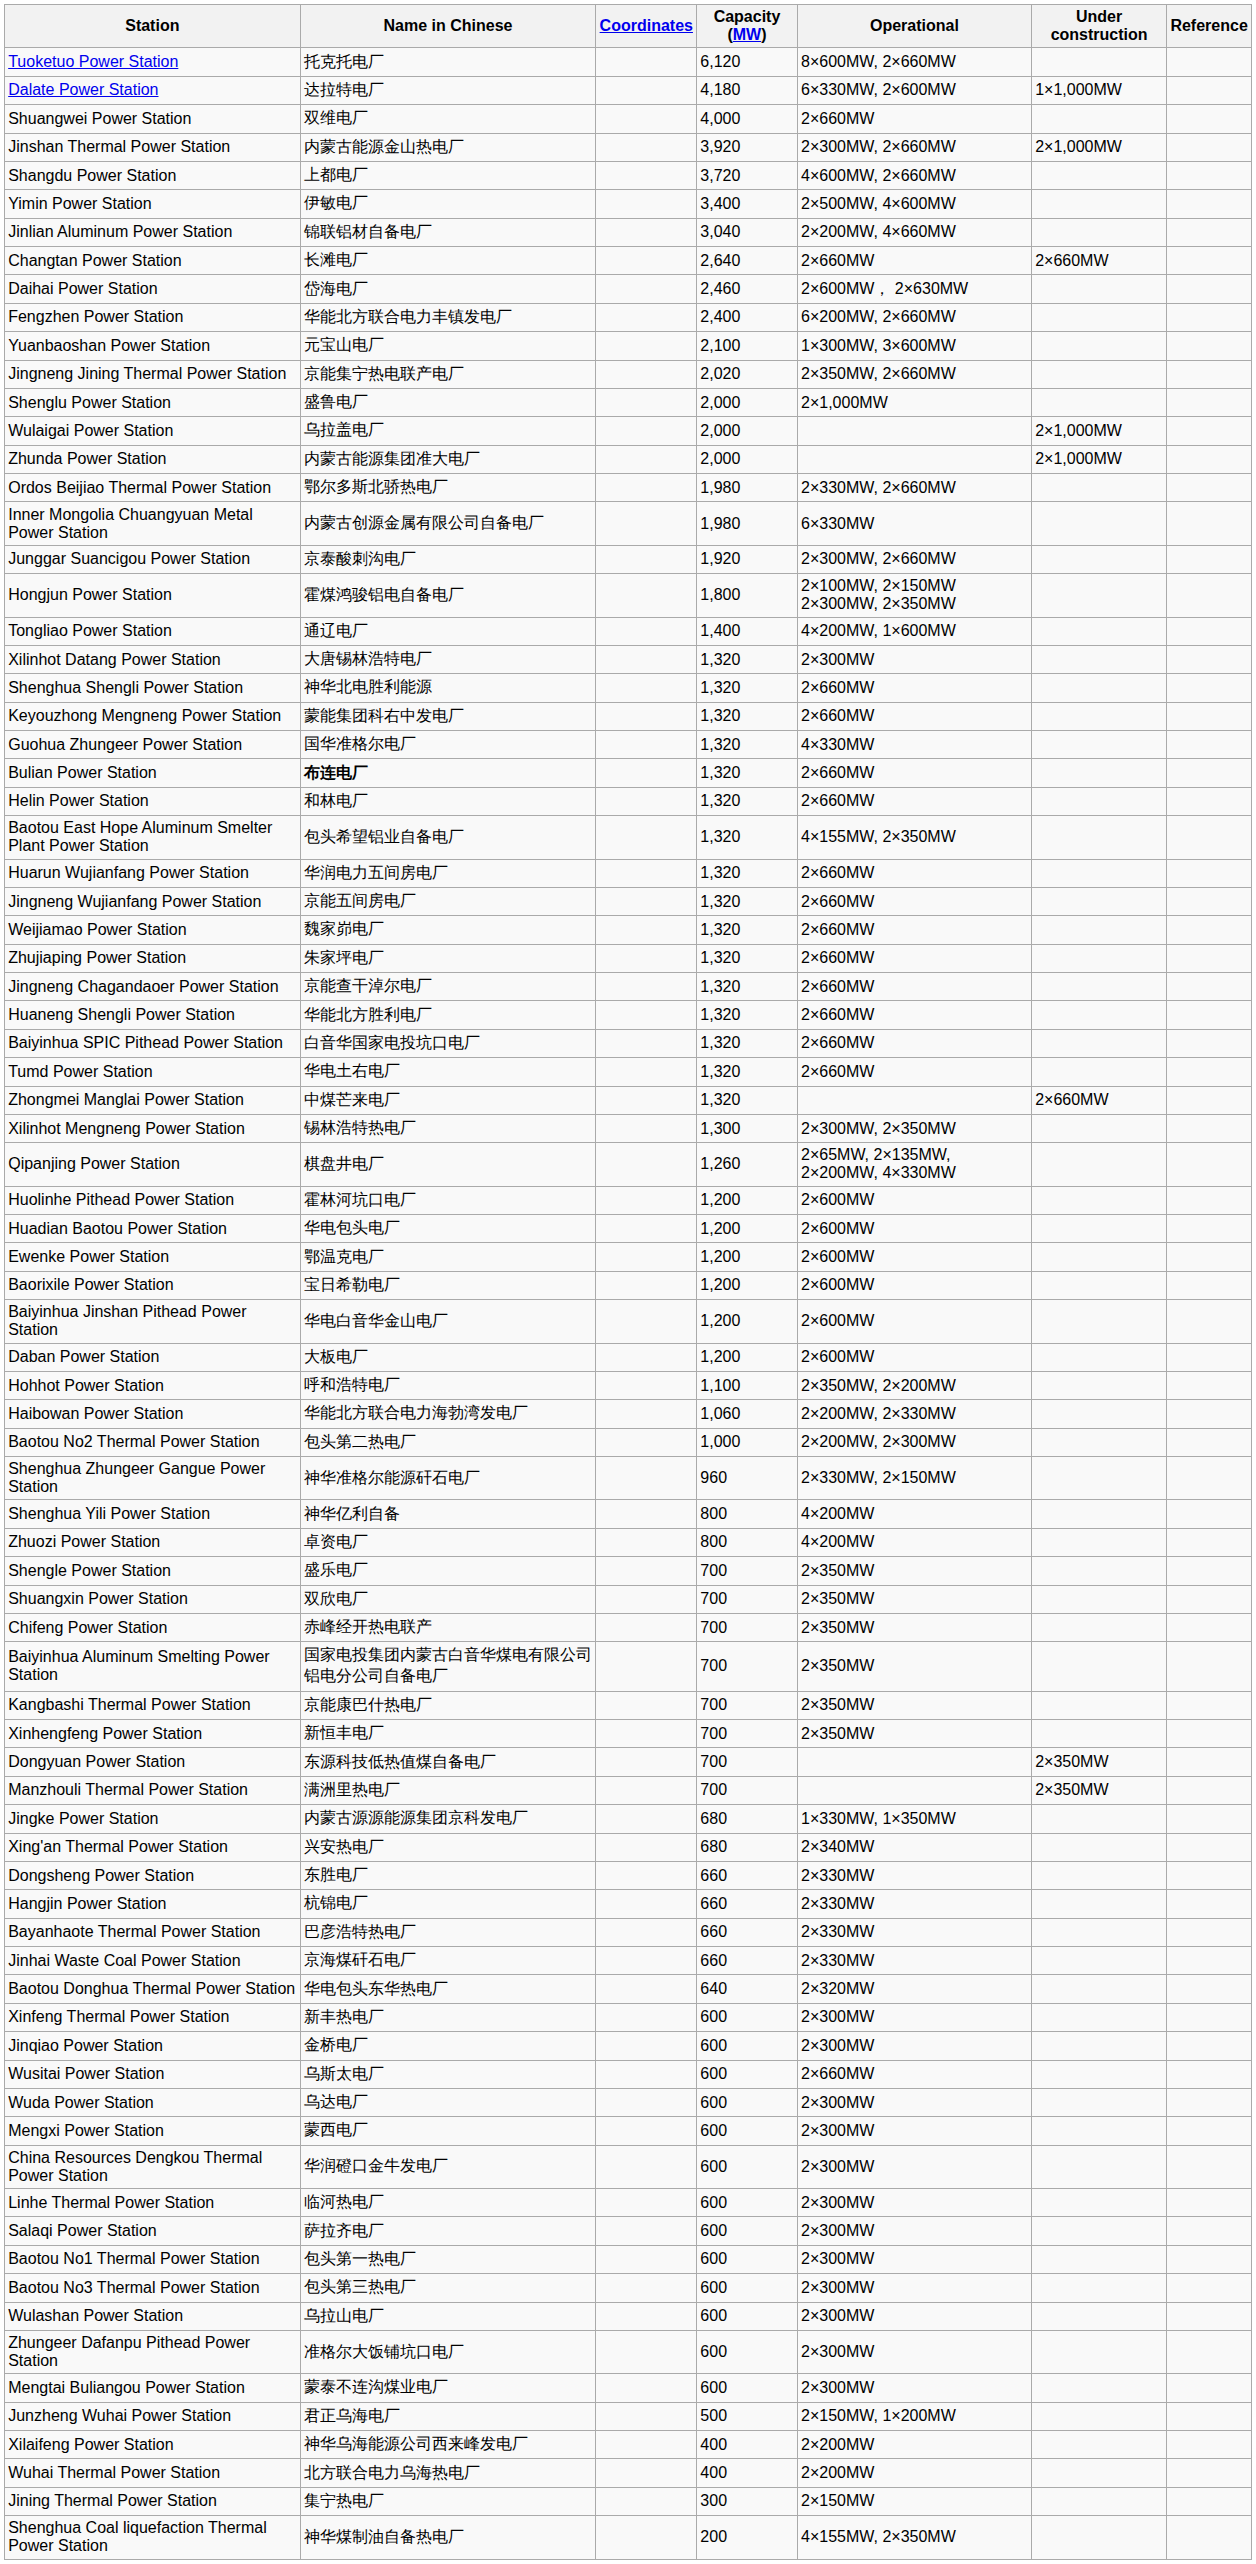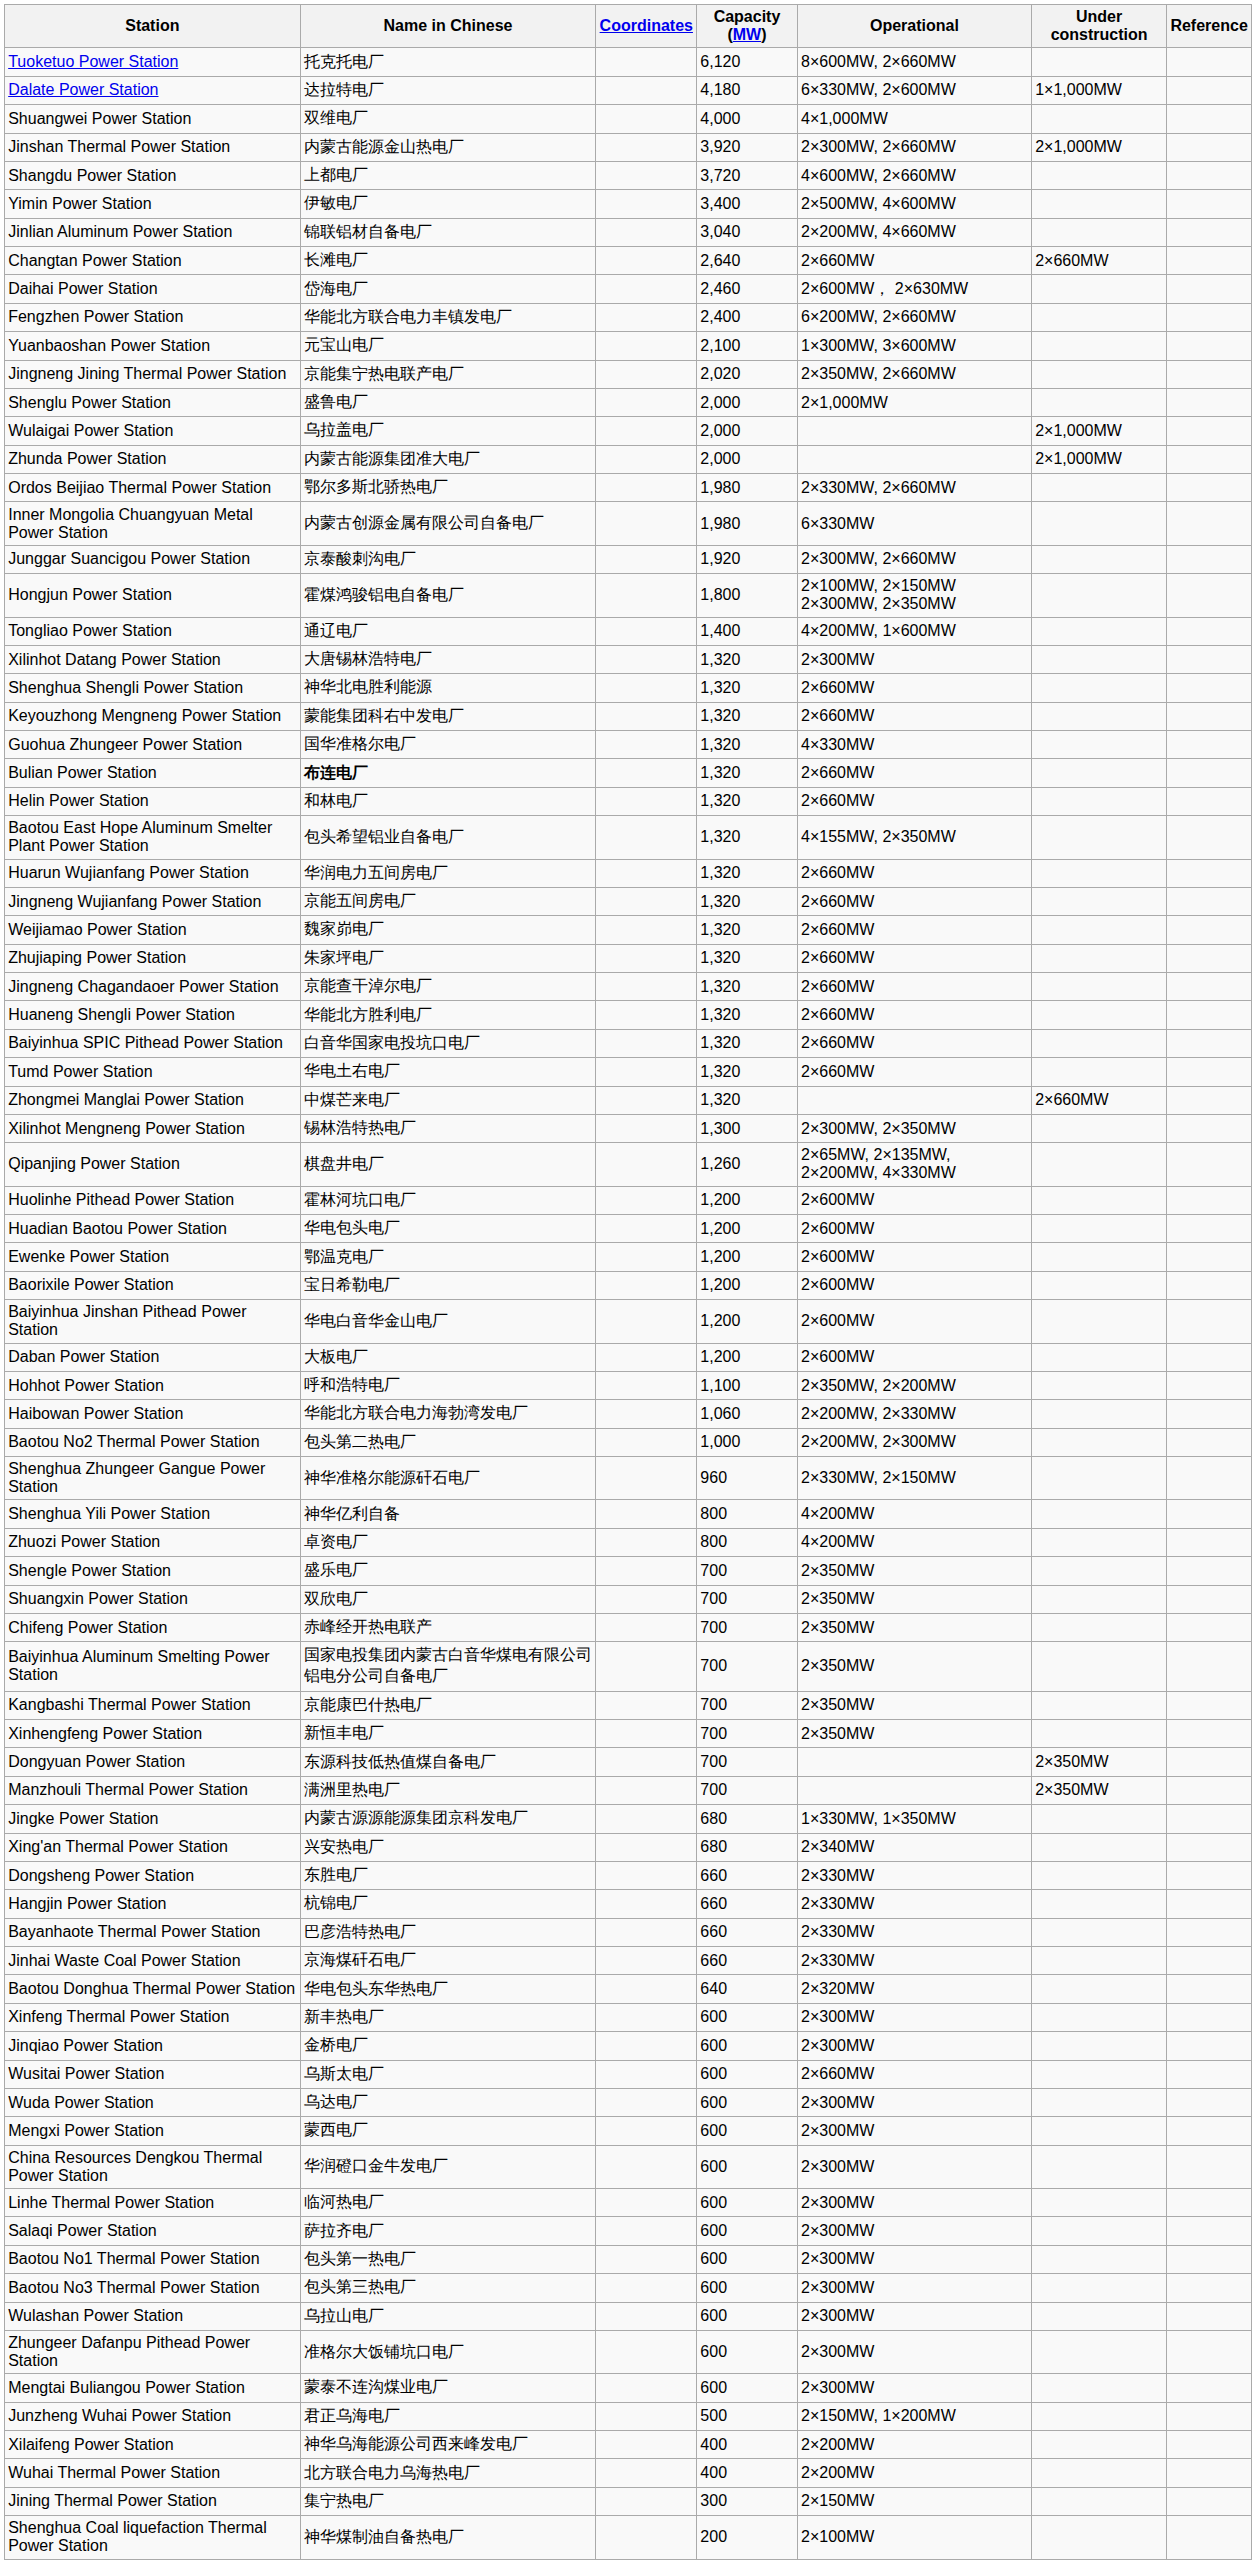(838, 118) 2×660MW -> (844, 118) 4×1,000MW
(878, 2537) 4×155MW, 2×350MW -> (838, 2537) 2×100MW
